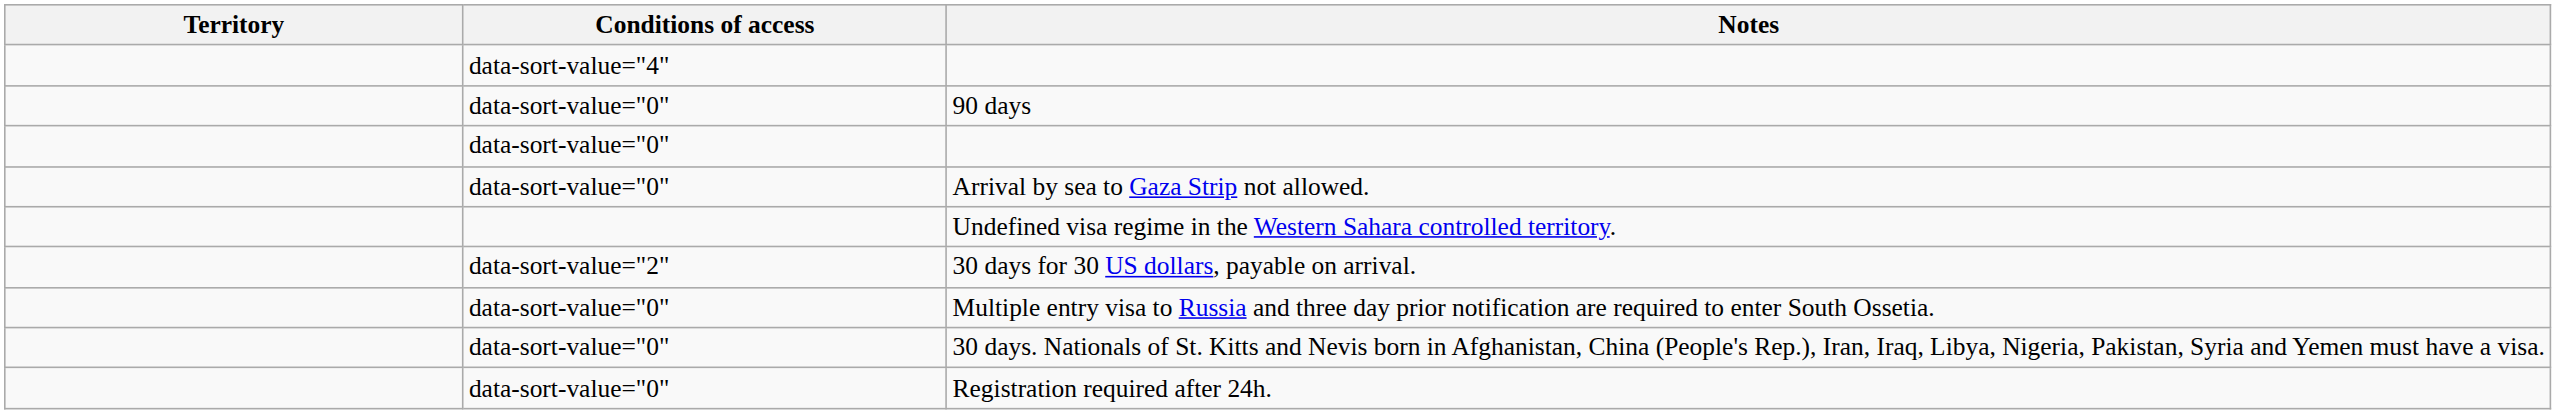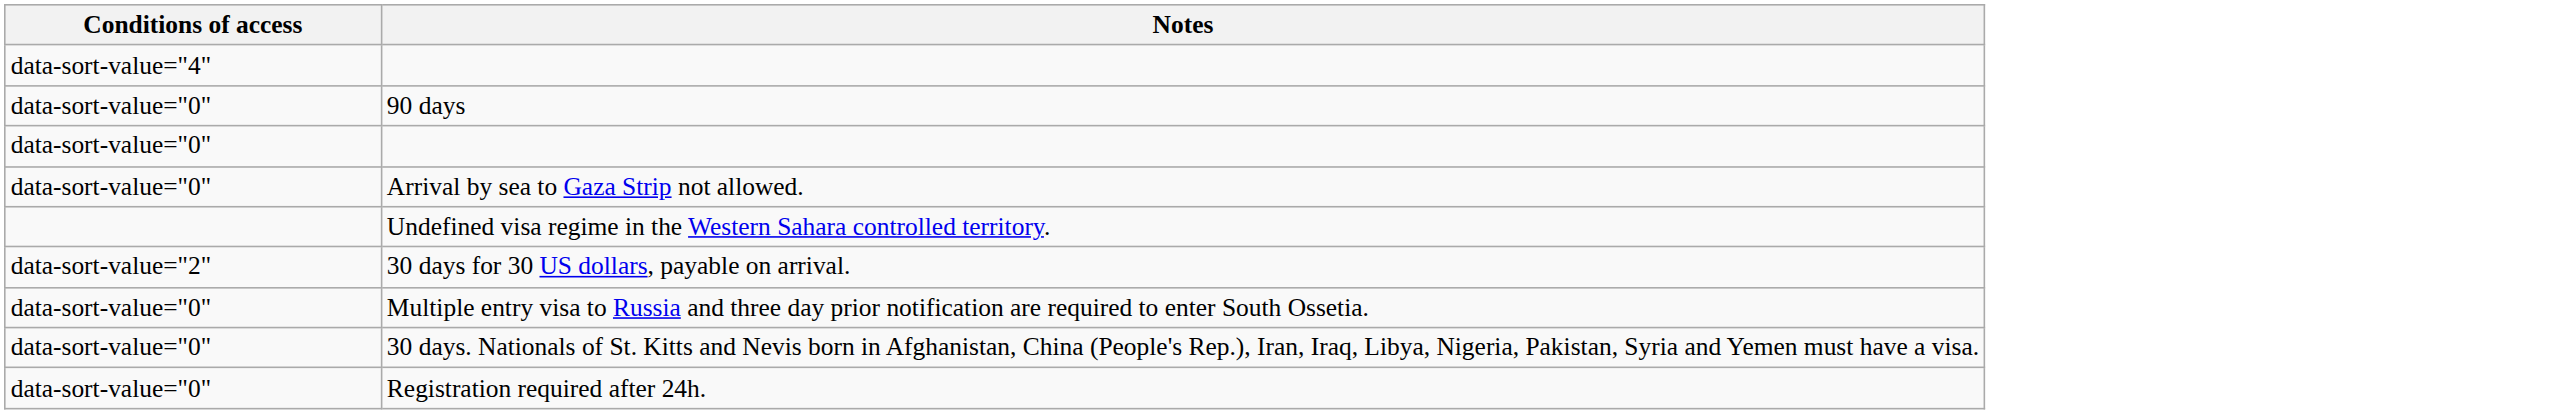- column: (234, 24)
